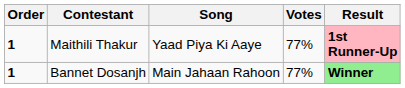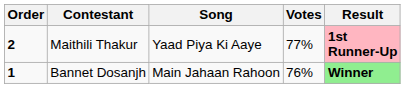(11, 44) 1 -> (11, 44) 2
(300, 72) 77% -> (300, 72) 76%
